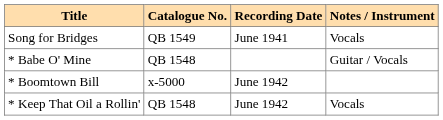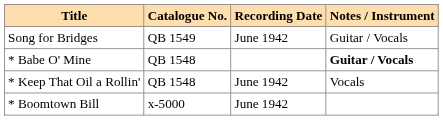(261, 37) June 1941 -> (261, 37) June 1942
(347, 37) Vocals -> (369, 37) Guitar / Vocals
(369, 59) normal -> (372, 59) bold
rows swapped: (54, 81) <-> (74, 104)
